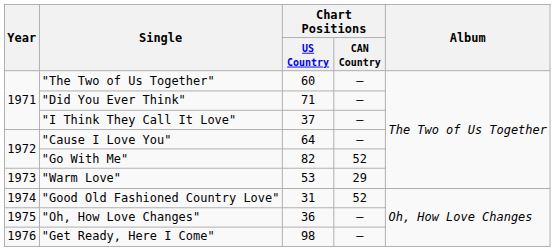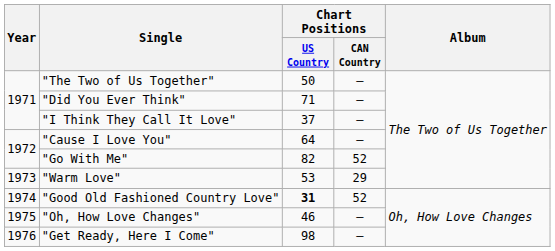(308, 81) 60 -> (308, 81) 50
(308, 198) normal -> (308, 198) bold
(308, 217) 36 -> (308, 217) 46
